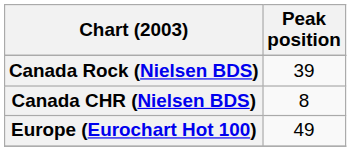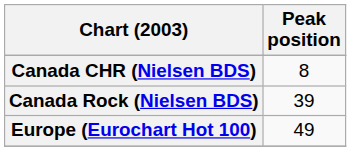rows swapped: (134, 100) <-> (134, 70)
